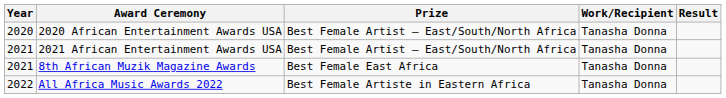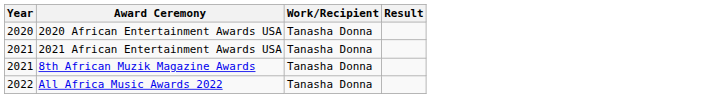- column: (432, 13)
